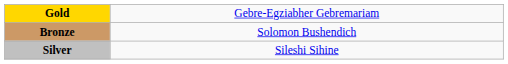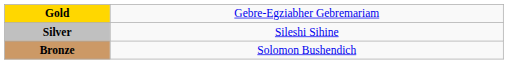rows swapped: (57, 50) <-> (57, 31)
